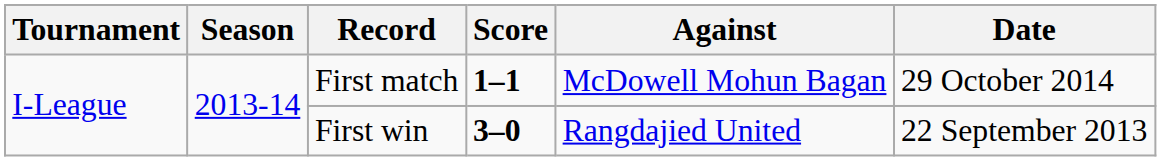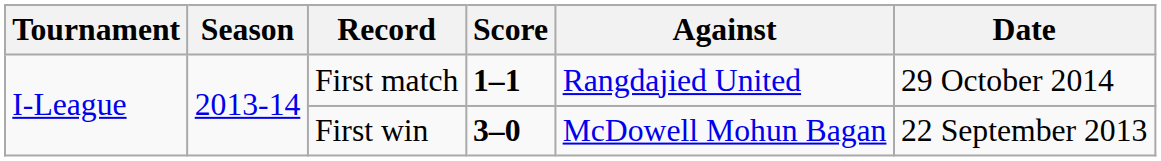(725, 79) McDowell Mohun Bagan -> (682, 79) Rangdajied United
(682, 130) Rangdajied United -> (725, 130) McDowell Mohun Bagan
